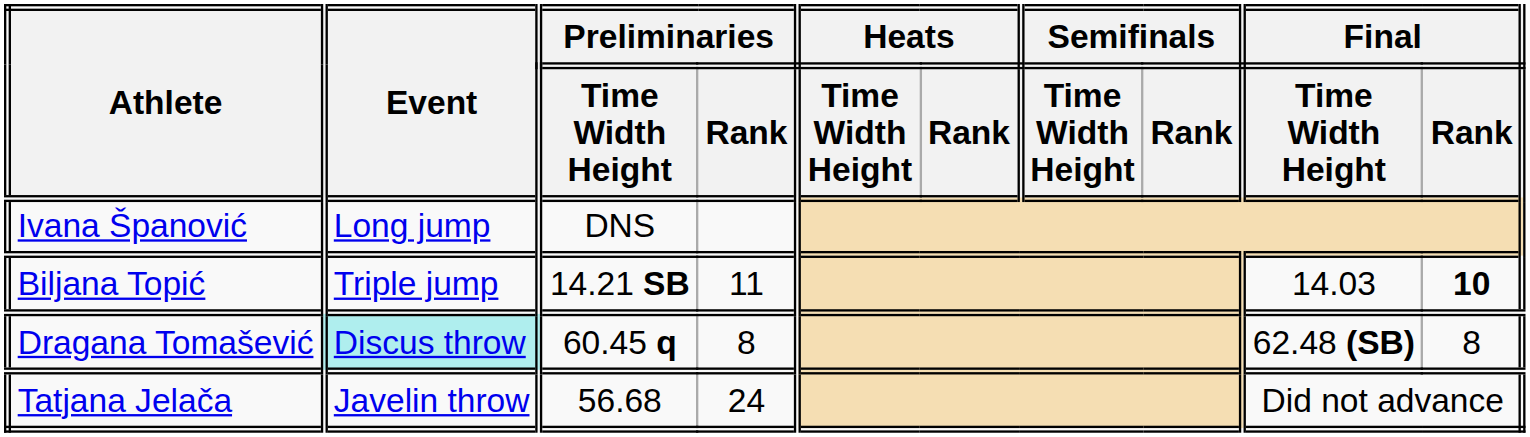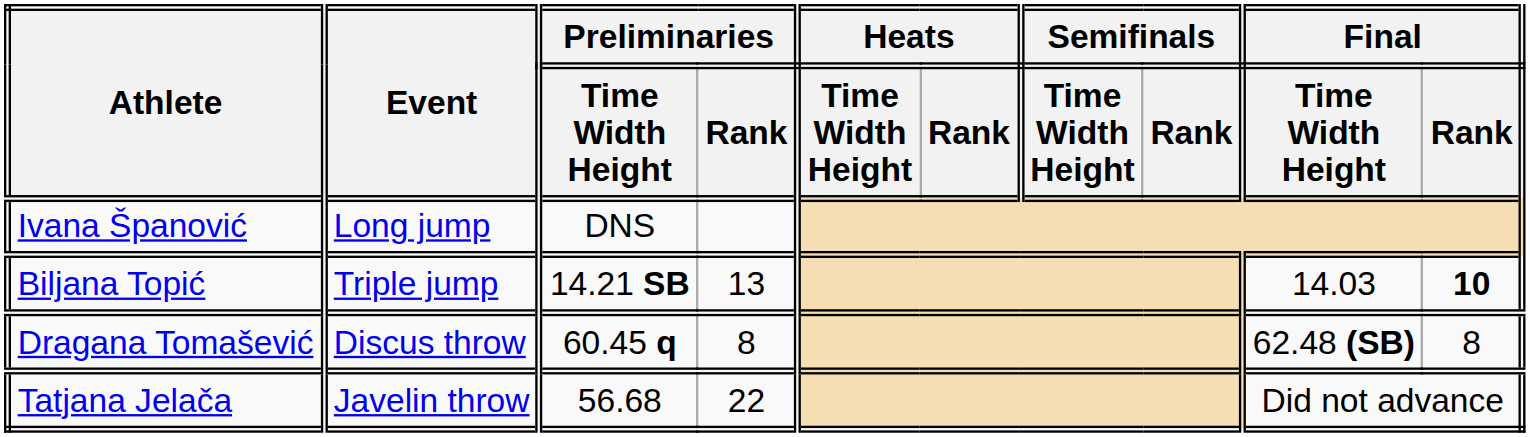(746, 284) 11 -> (746, 284) 13
(430, 342) paleturquoise background -> (430, 342) no background
(746, 400) 24 -> (746, 400) 22
